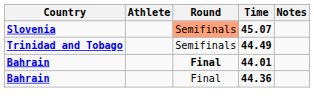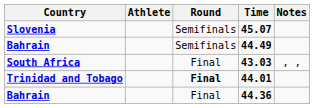(206, 29) lightsalmon background -> (206, 29) no background
(65, 46) Trinidad and Tobago -> (28, 46) Bahrain
+ row: (256, 62)
(28, 62) Bahrain -> (65, 79) Trinidad and Tobago
